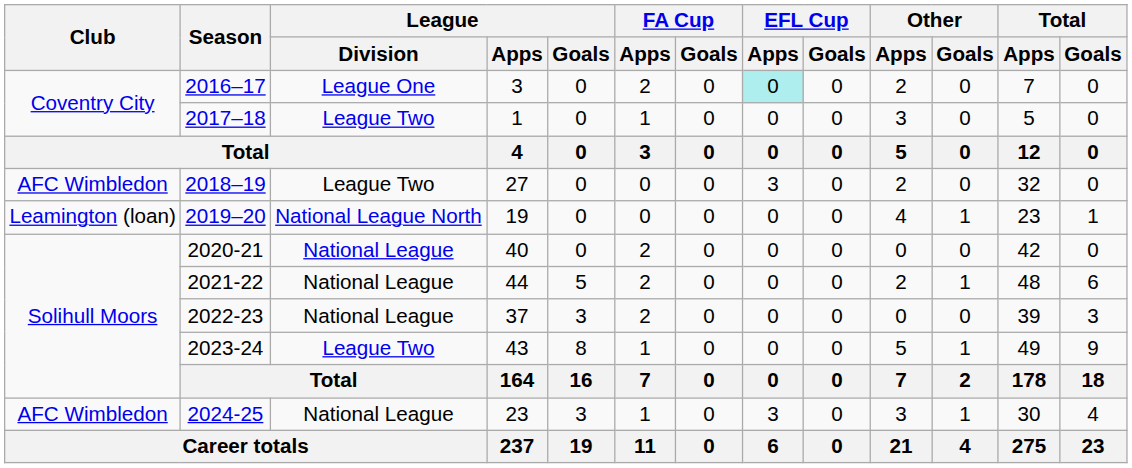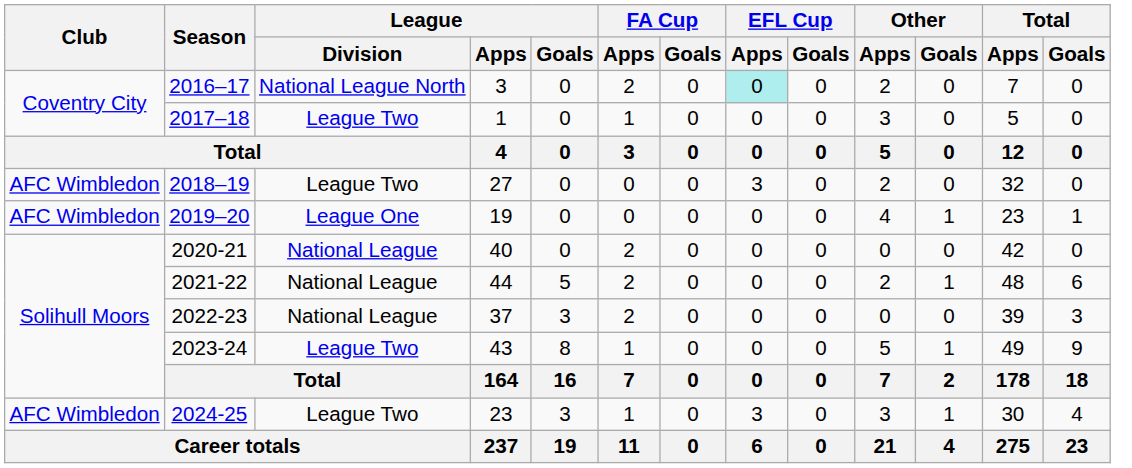(378, 86) League One -> (362, 86) National League North
(93, 217) Leamington (loan) -> (85, 217) AFC Wimbledon
(378, 217) National League North -> (362, 217) League One
(378, 413) National League -> (362, 413) League Two
